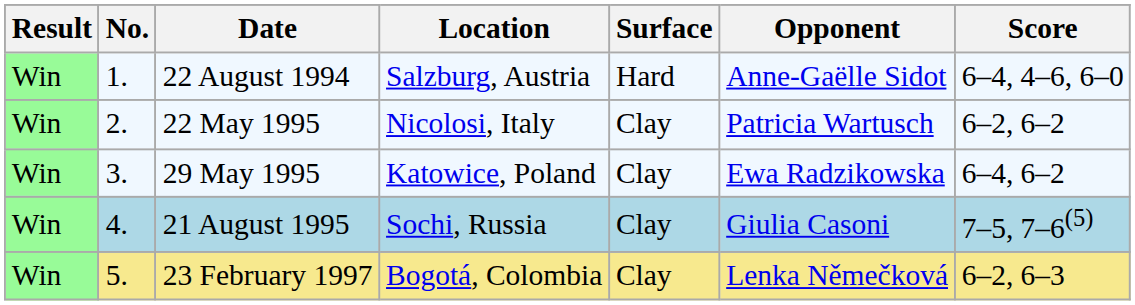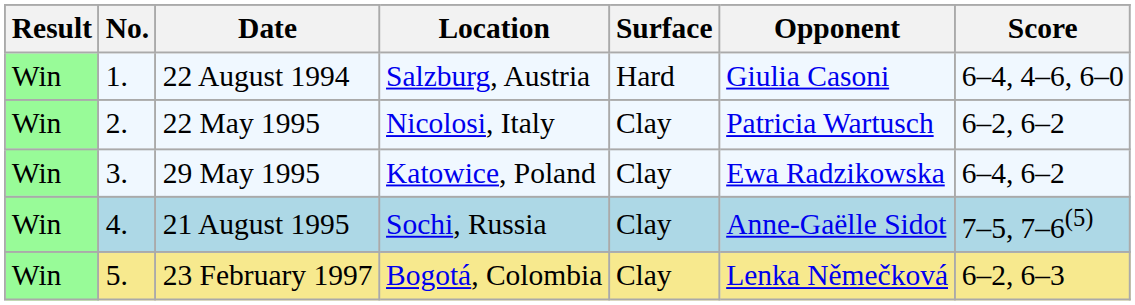(836, 75) Anne-Gaëlle Sidot -> (808, 75) Giulia Casoni
(808, 223) Giulia Casoni -> (836, 223) Anne-Gaëlle Sidot
